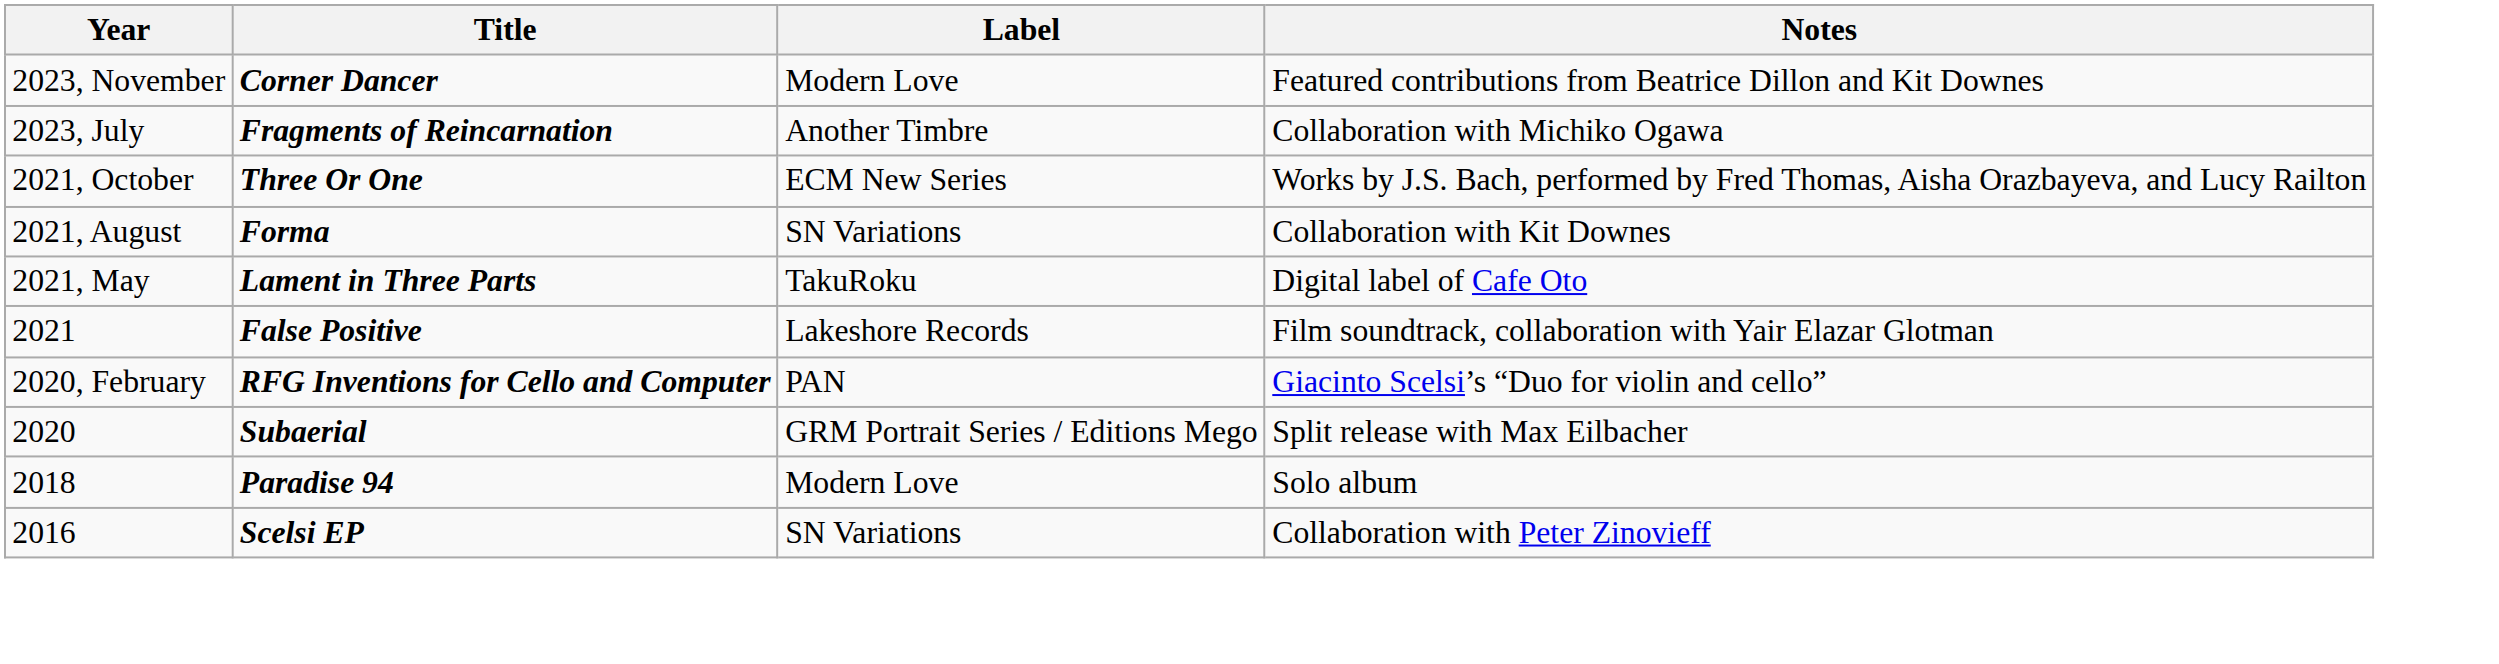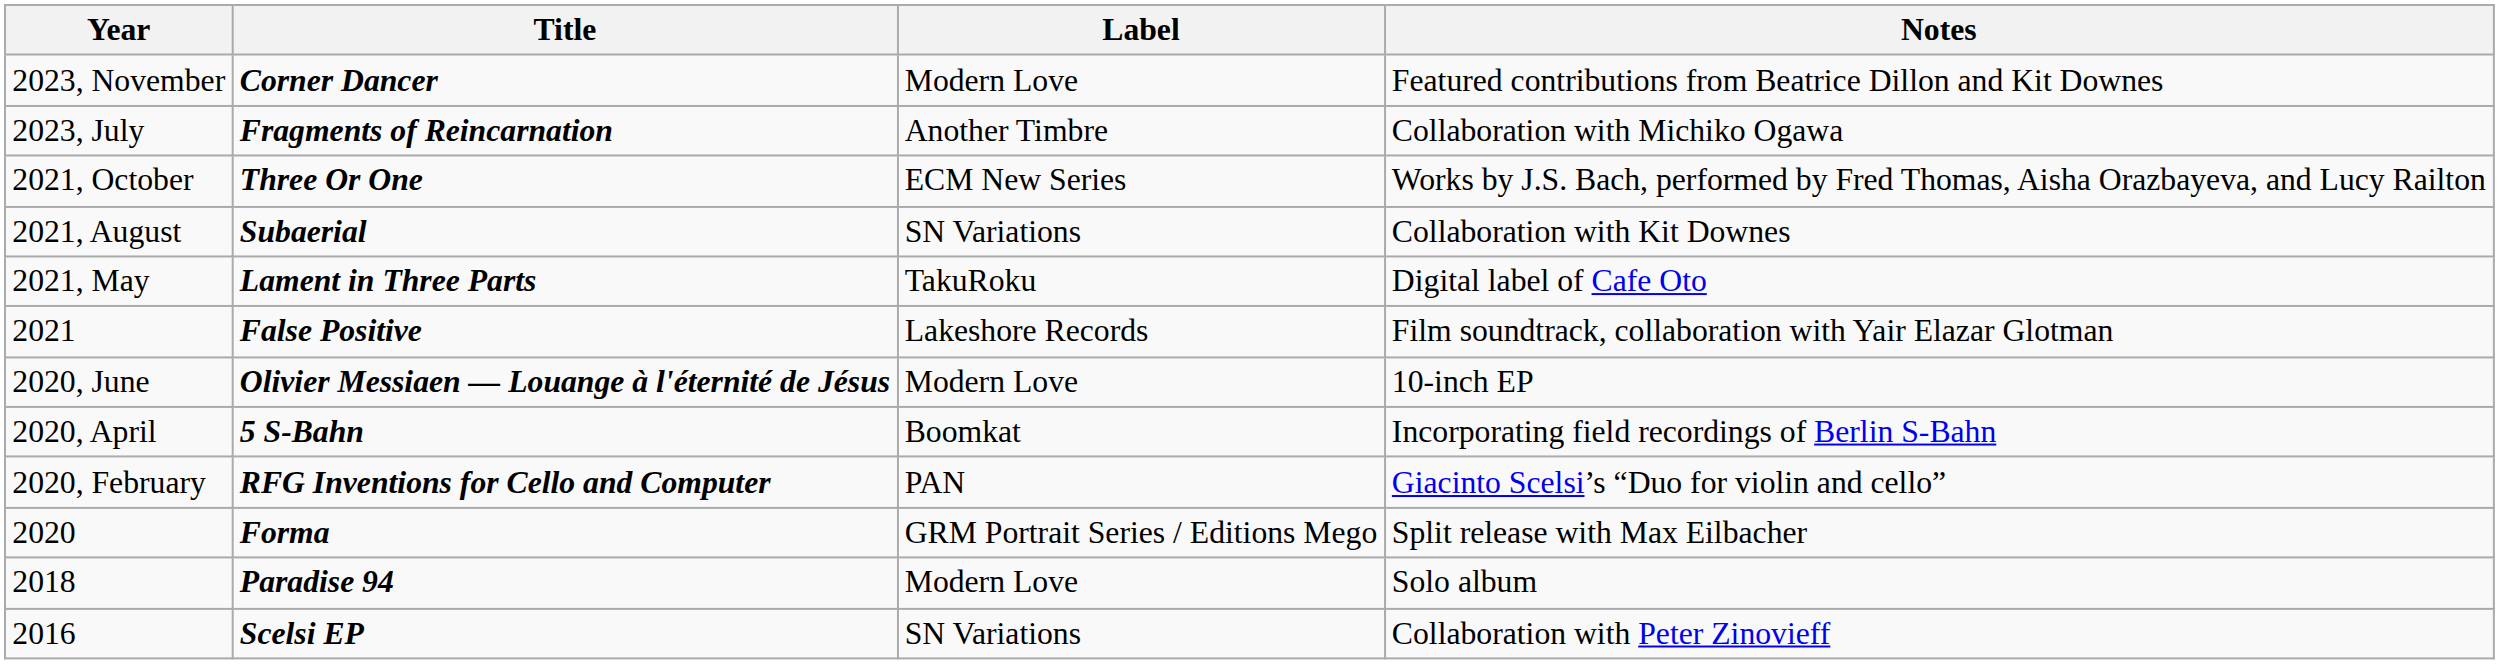(285, 230) Forma -> (303, 230) Subaerial
+ row: (81, 381)
+ row: (84, 431)
(303, 431) Subaerial -> (285, 532) Forma
